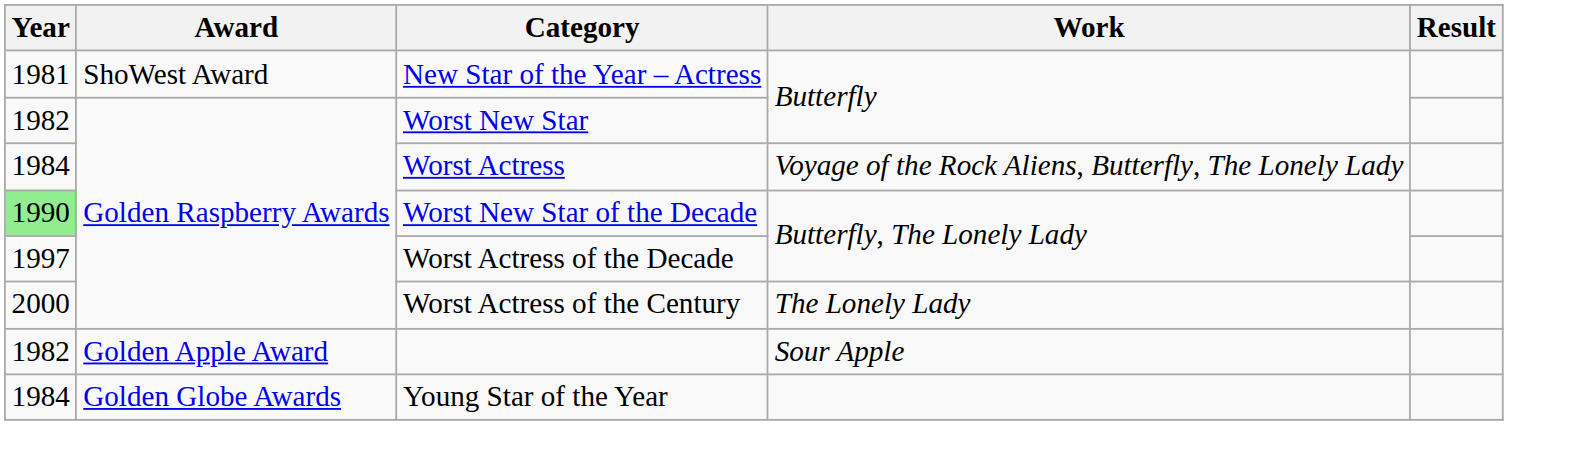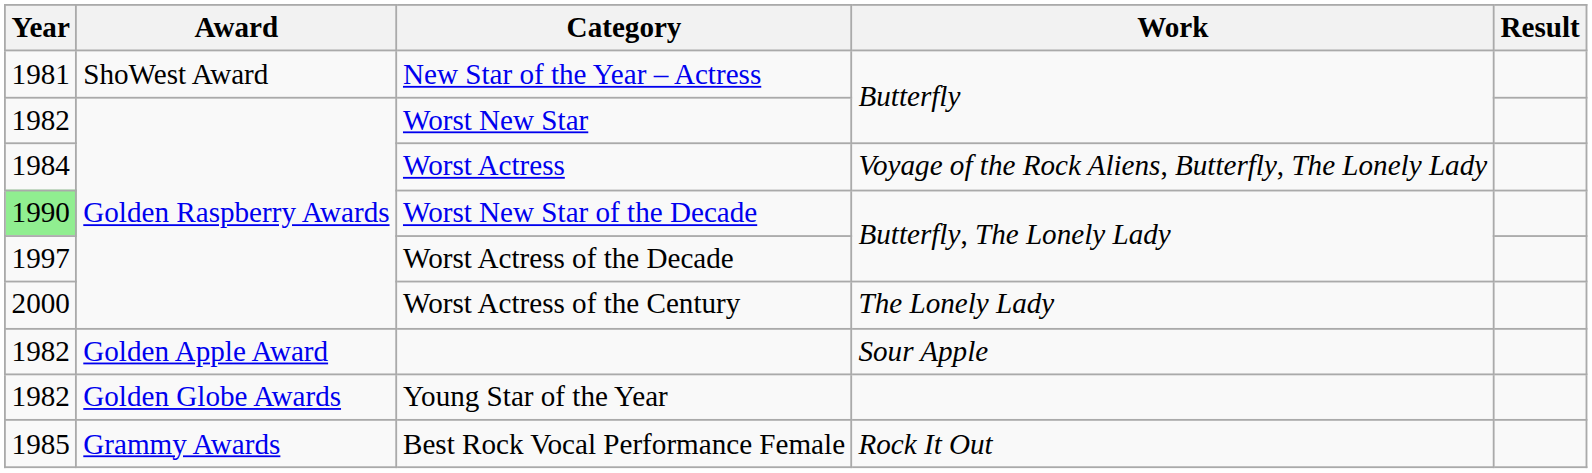(41, 397) 1984 -> (41, 397) 1982
+ row: (624, 443)
